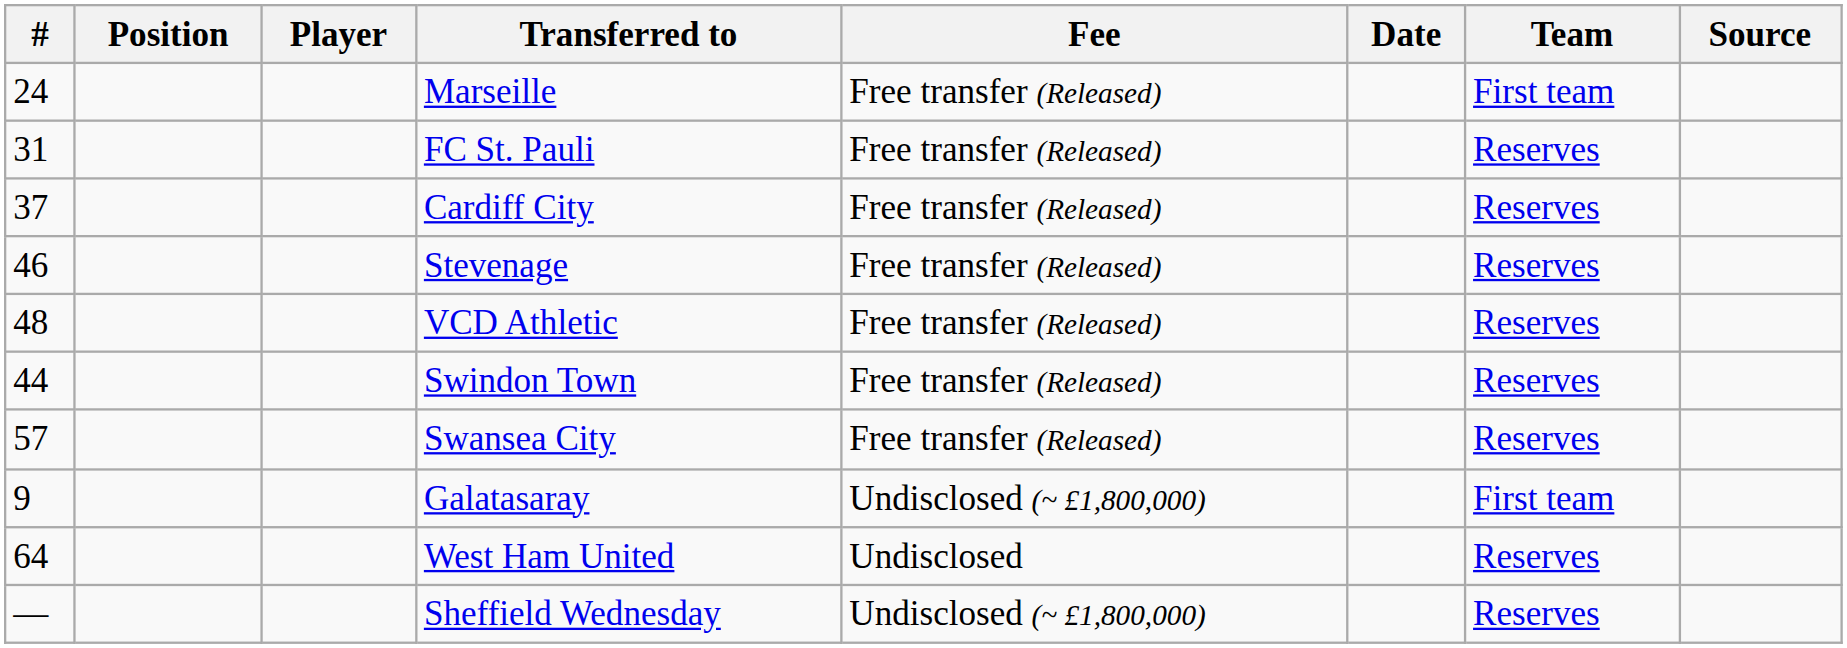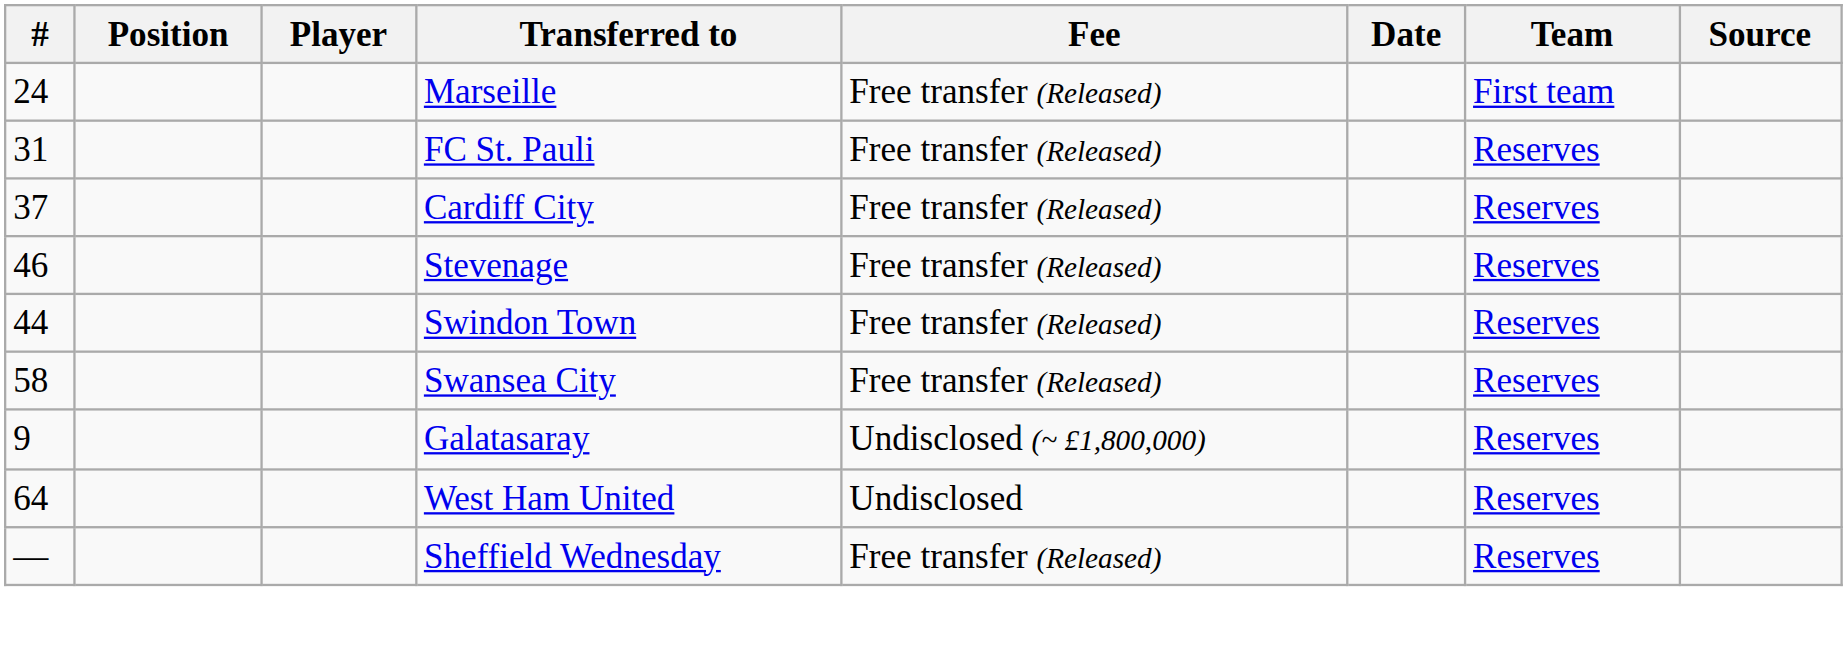- row: (521, 323)
(31, 438) 57 -> (31, 381) 58
(1544, 496) First team -> (1536, 438) Reserves
(1028, 612) Undisclosed (~ £1,800,000) -> (1005, 554) Free transfer (Released)
